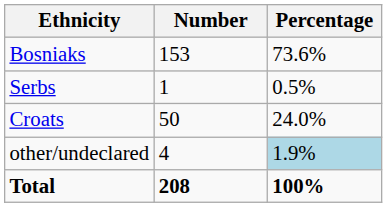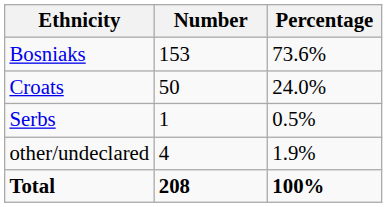rows swapped: (37, 119) <-> (33, 86)
(294, 152) lightblue background -> (294, 152) no background
